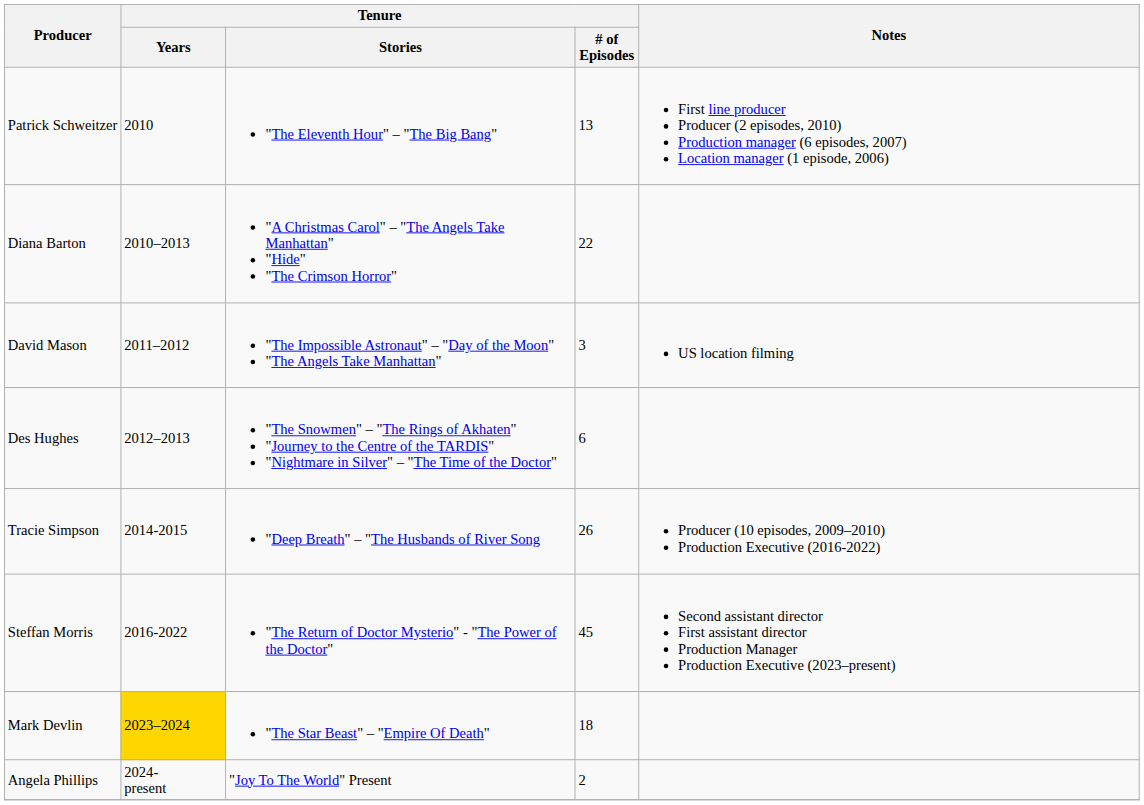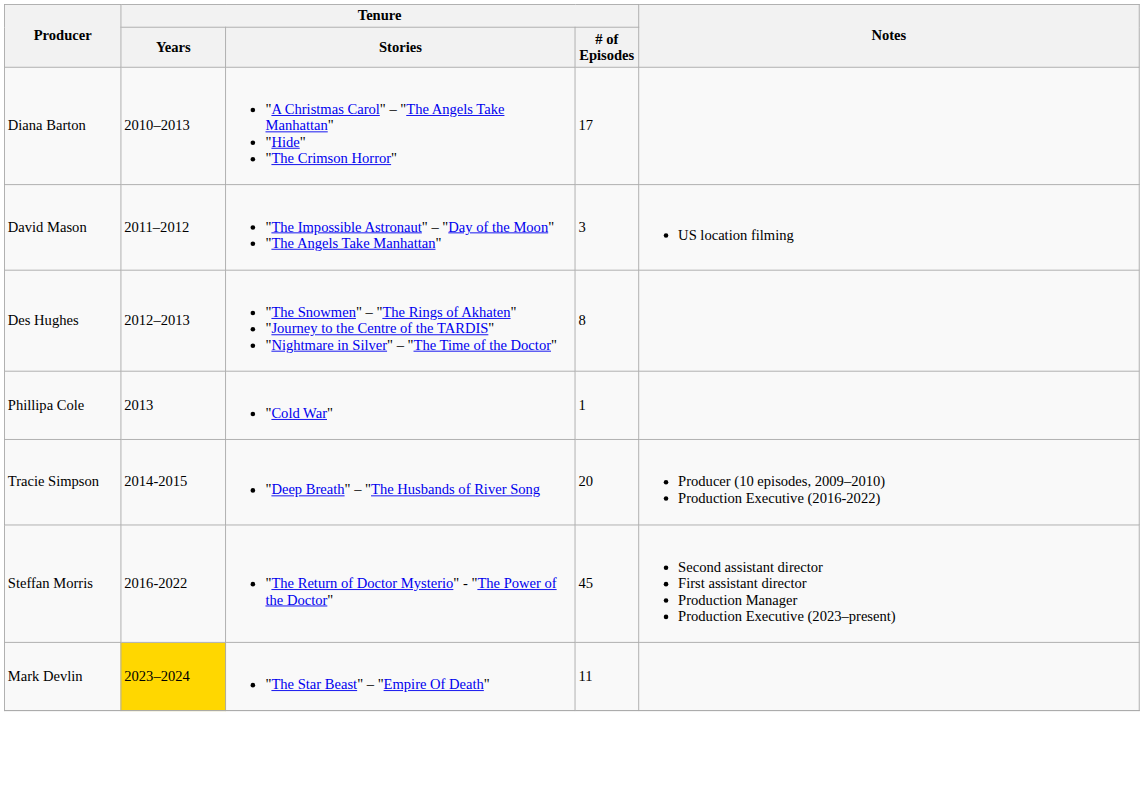- row: (63, 125)
(586, 243) 22 -> (586, 125) 17
(582, 438) 6 -> (582, 320) 8
+ row: (46, 405)
(586, 531) 26 -> (586, 482) 20
(586, 725) 18 -> (585, 676) 11
- row: (53, 779)
